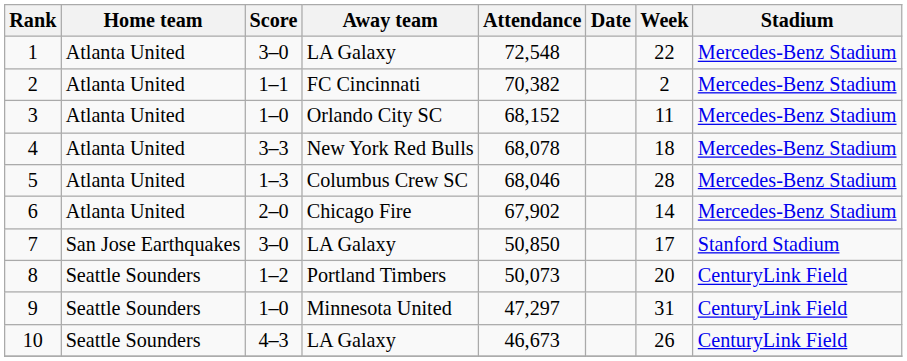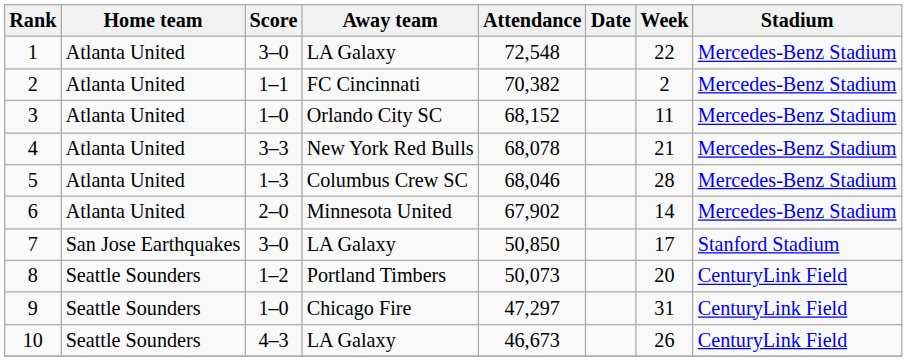(664, 148) 18 -> (664, 148) 21
(359, 212) Chicago Fire -> (379, 212) Minnesota United
(379, 308) Minnesota United -> (359, 308) Chicago Fire
